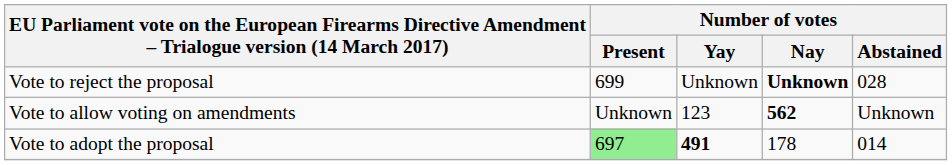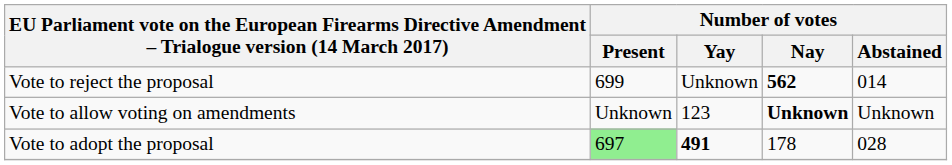(808, 81) Unknown -> (782, 81) 562
(872, 81) 028 -> (872, 81) 014
(782, 112) 562 -> (808, 112) Unknown
(872, 143) 014 -> (872, 143) 028
